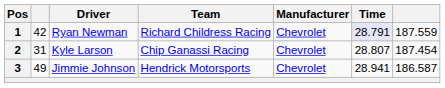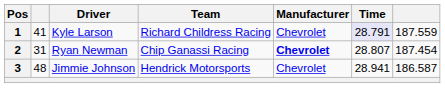(40, 32) 42 -> (40, 32) 41
(90, 32) Ryan Newman -> (82, 32) Kyle Larson
(82, 50) Kyle Larson -> (90, 50) Ryan Newman
(301, 50) normal -> (303, 50) bold
(40, 69) 49 -> (40, 69) 48
